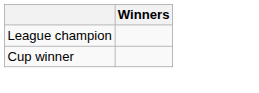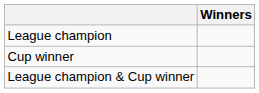+ row: (101, 77)
